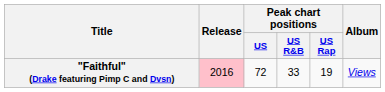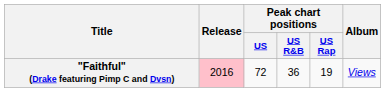(294, 73) 33 -> (294, 73) 36
